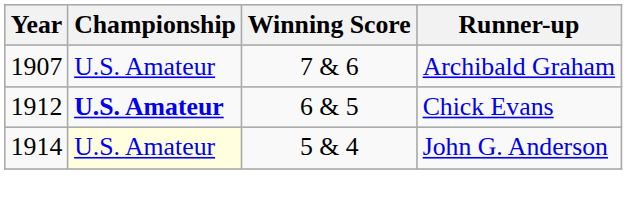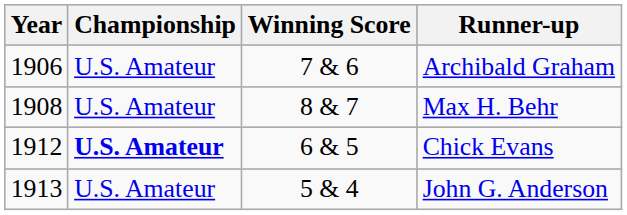(37, 65) 1907 -> (37, 65) 1906
+ row: (490, 106)
(37, 147) 1914 -> (37, 188) 1913
(145, 147) lightyellow background -> (145, 188) no background
